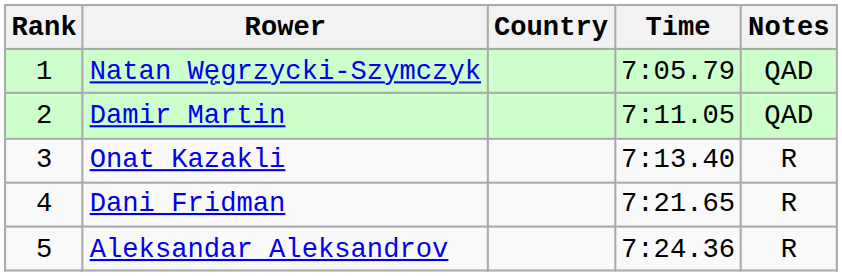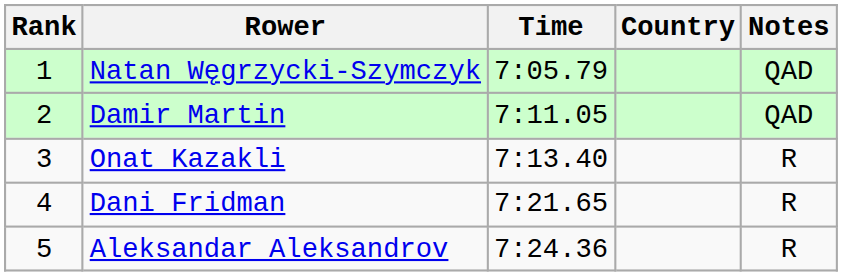columns swapped: (551, 27) <-> (678, 27)
